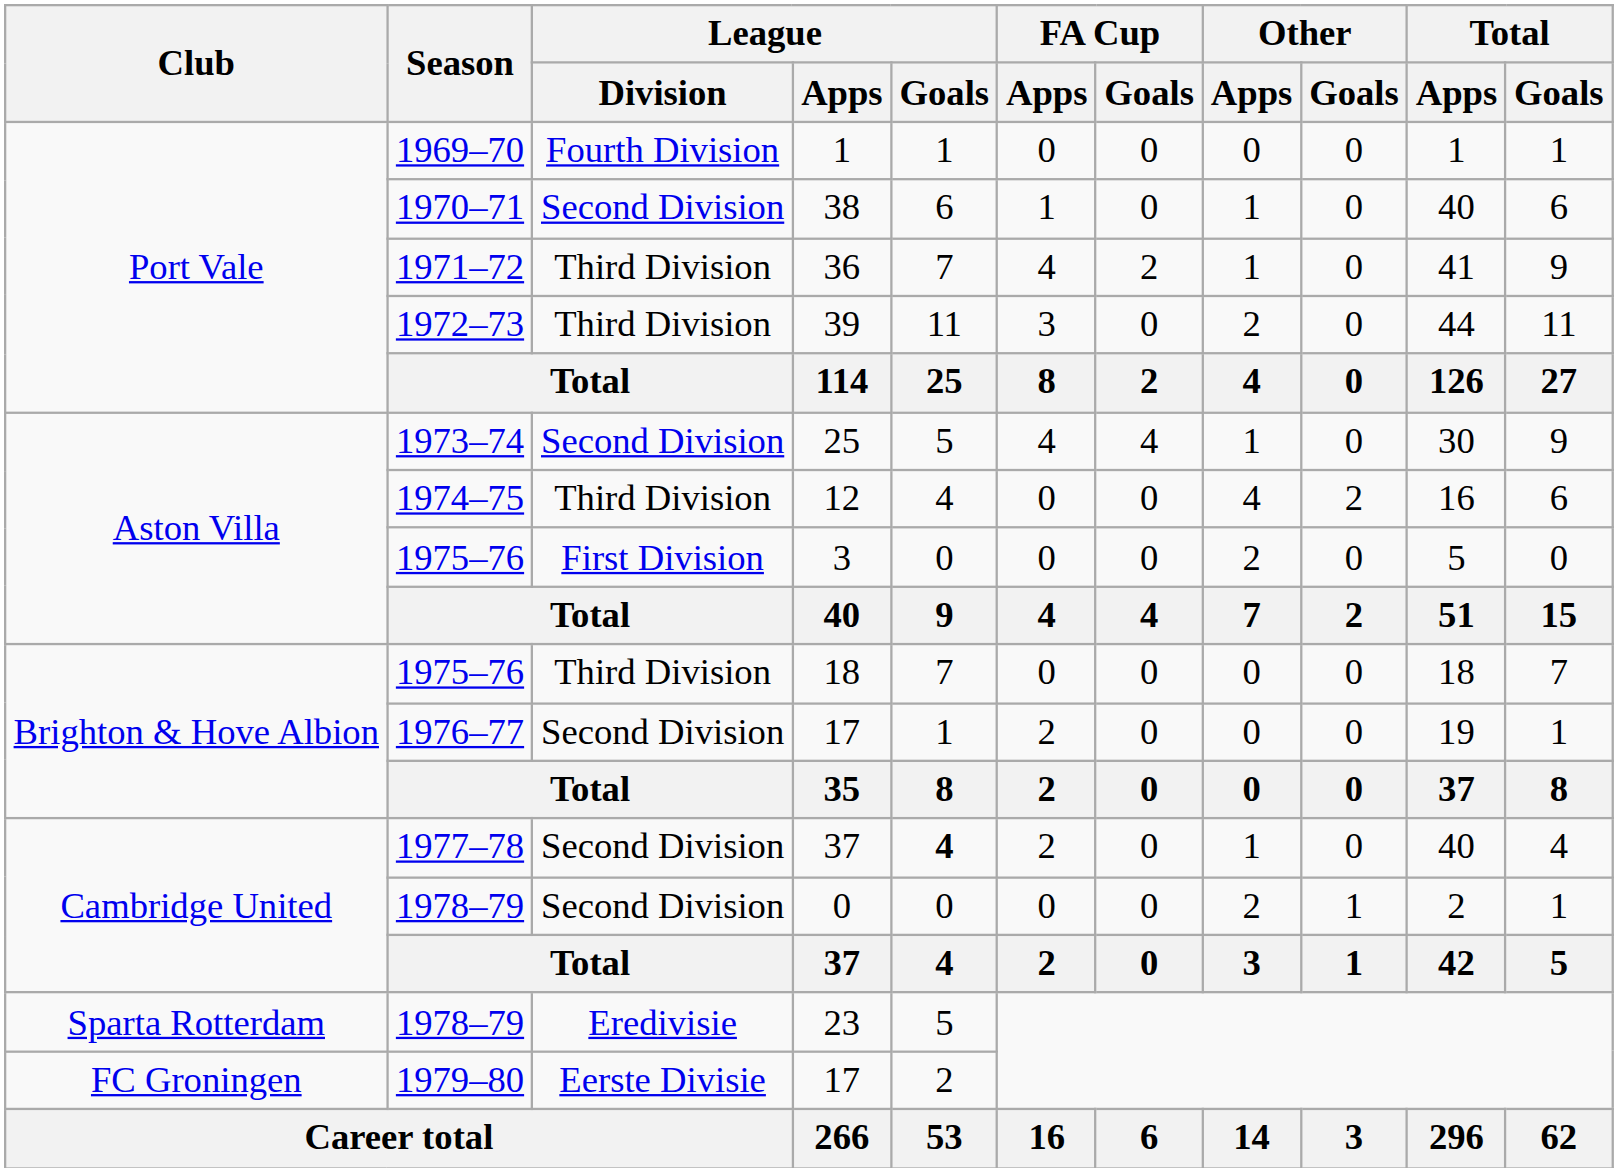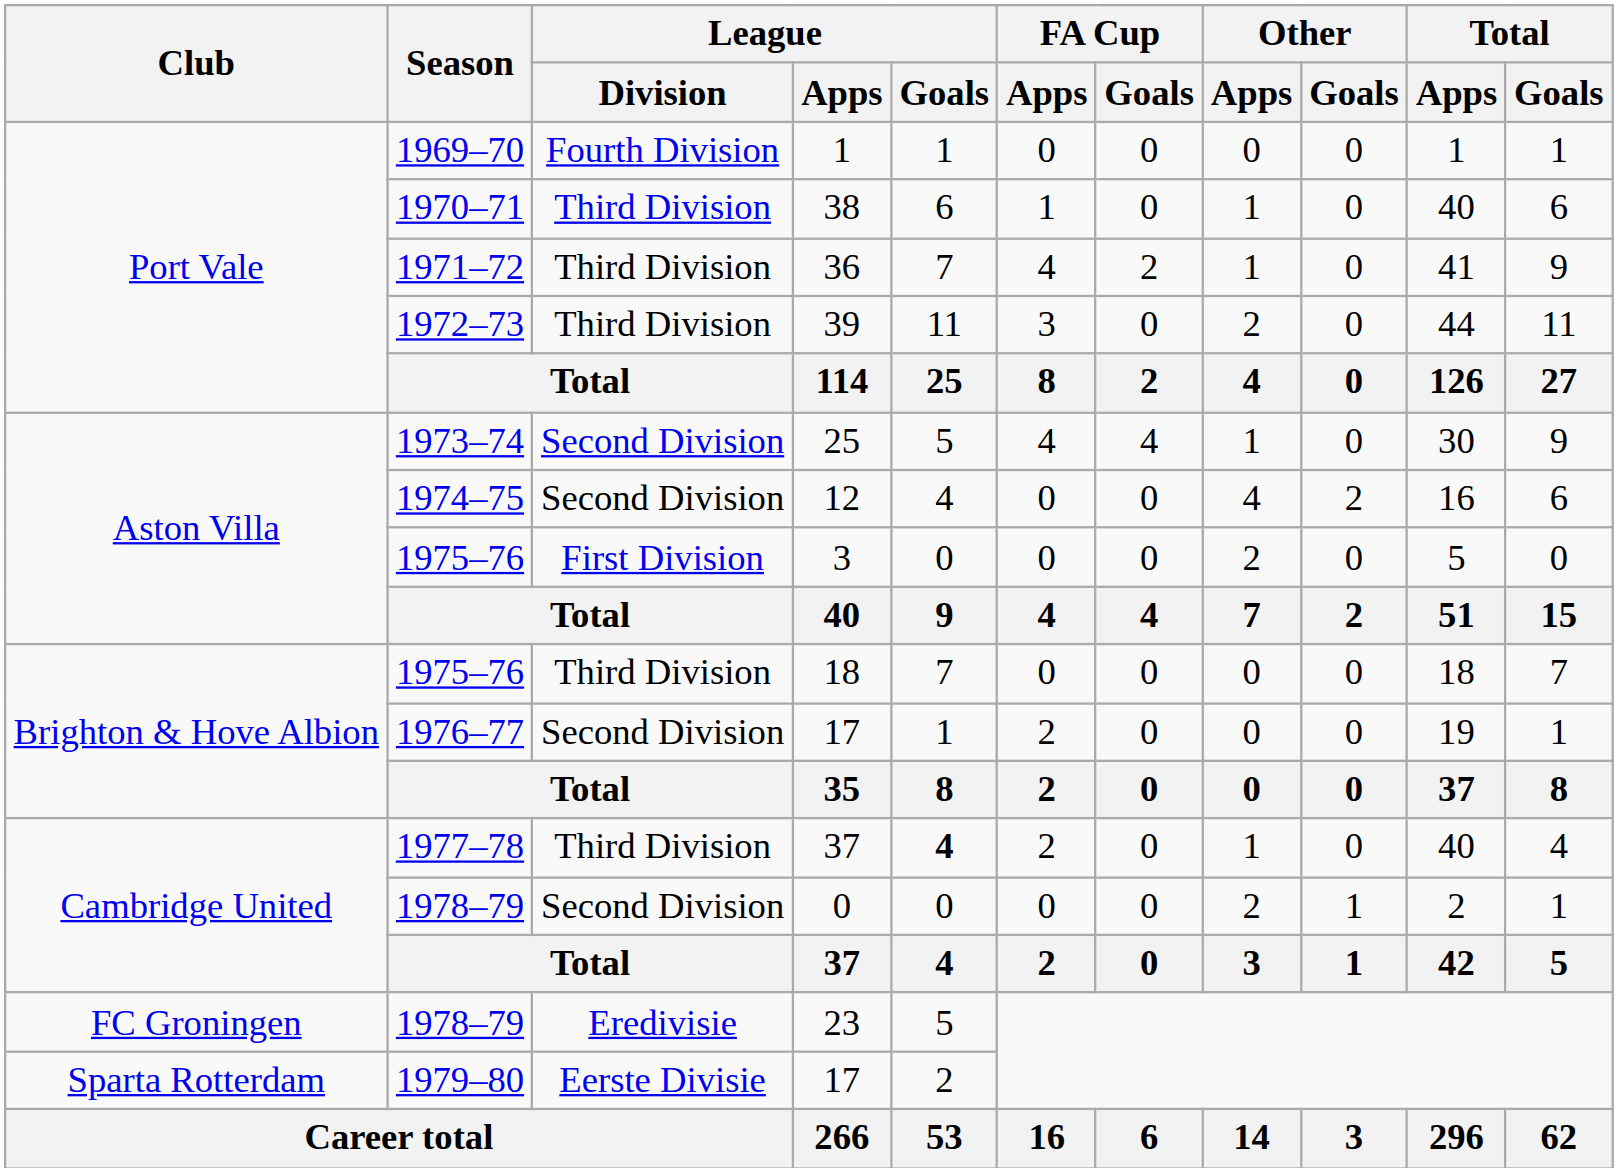(663, 207) Second Division -> (663, 207) Third Division
(663, 498) Third Division -> (663, 498) Second Division
(663, 847) Second Division -> (663, 847) Third Division
(196, 1021) Sparta Rotterdam -> (196, 1021) FC Groningen
(196, 1079) FC Groningen -> (196, 1079) Sparta Rotterdam
